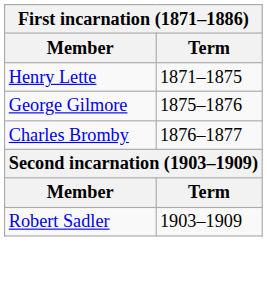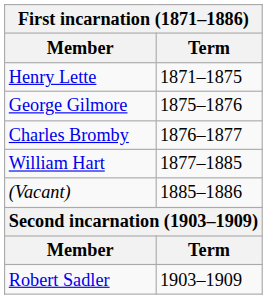+ row: (57, 163)
+ row: (40, 192)
